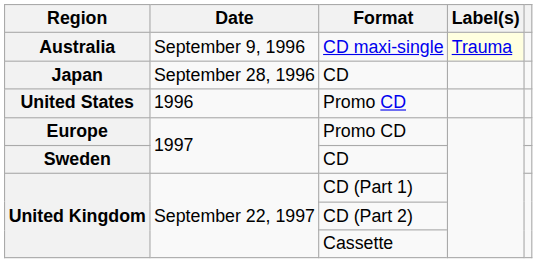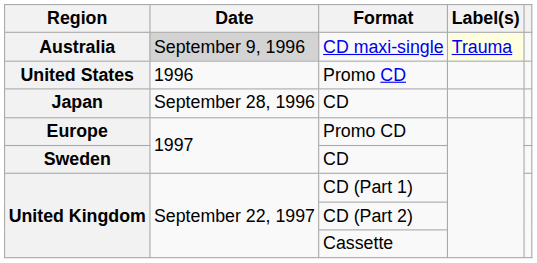(230, 46) no background -> (230, 46) lightgrey background
rows swapped: (77, 103) <-> (77, 74)
